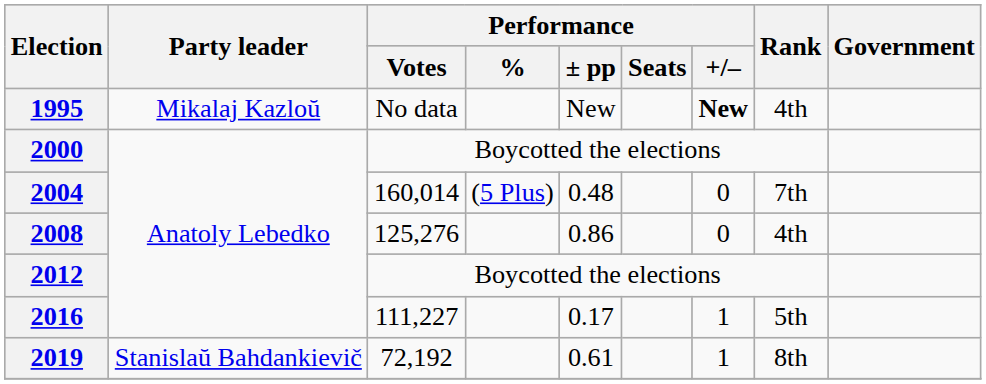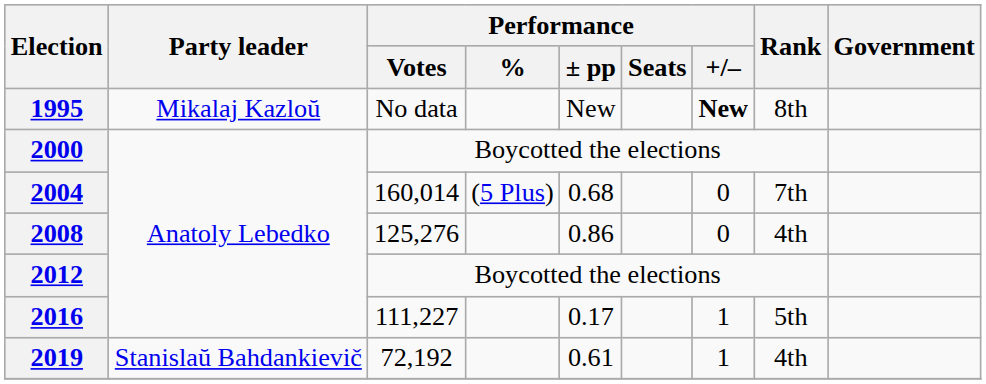(791, 108) 4th -> (791, 108) 8th
(591, 191) 0.48 -> (591, 191) 0.68
(791, 358) 8th -> (791, 358) 4th
